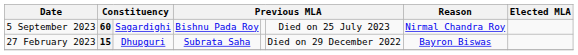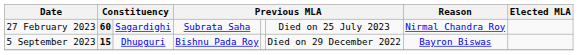(51, 27) 5 September 2023 -> (51, 27) 27 February 2023
(217, 27) Bishnu Pada Roy -> (217, 27) Subrata Saha
(51, 42) 27 February 2023 -> (51, 42) 5 September 2023
(217, 42) Subrata Saha -> (217, 42) Bishnu Pada Roy
